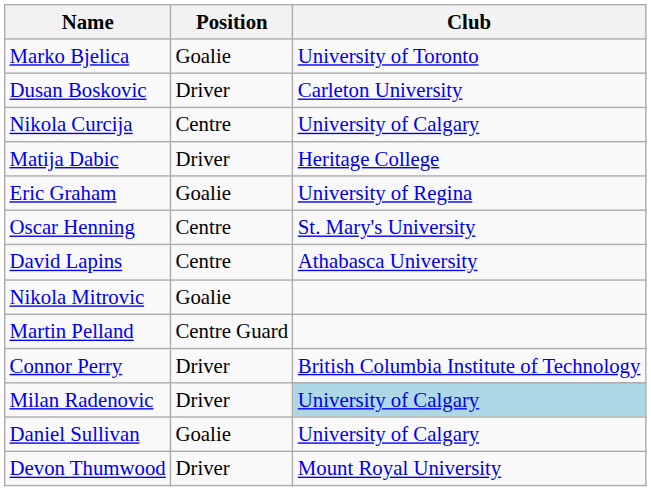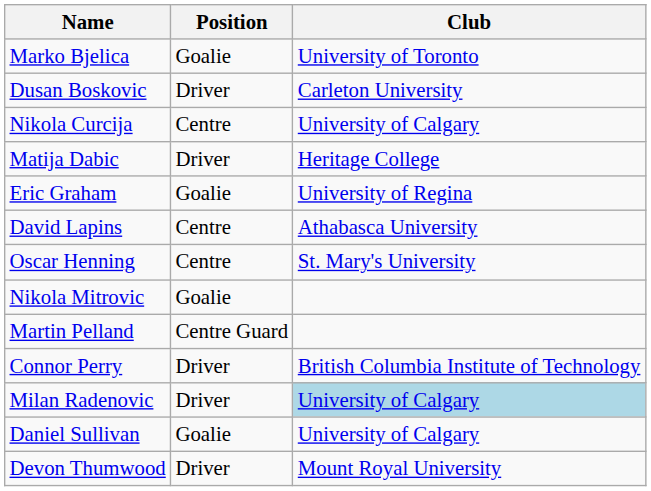rows swapped: (72, 227) <-> (66, 262)
